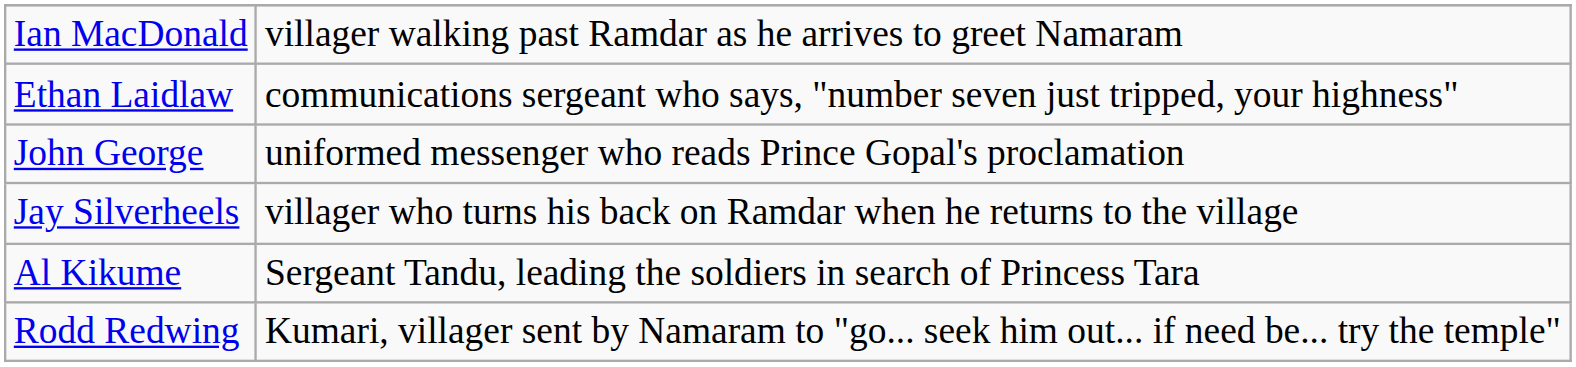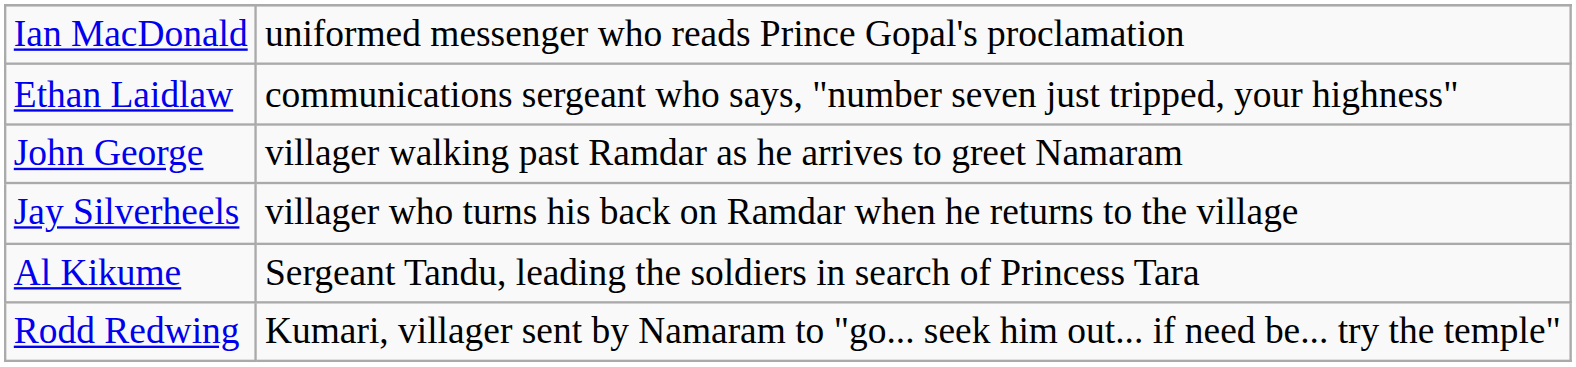(724, 34) villager walking past Ramdar as he arrives to greet Namaram -> (725, 34) uniformed messenger who reads Prince Gopal's proclamation
(725, 152) uniformed messenger who reads Prince Gopal's proclamation -> (724, 152) villager walking past Ramdar as he arrives to greet Namaram
